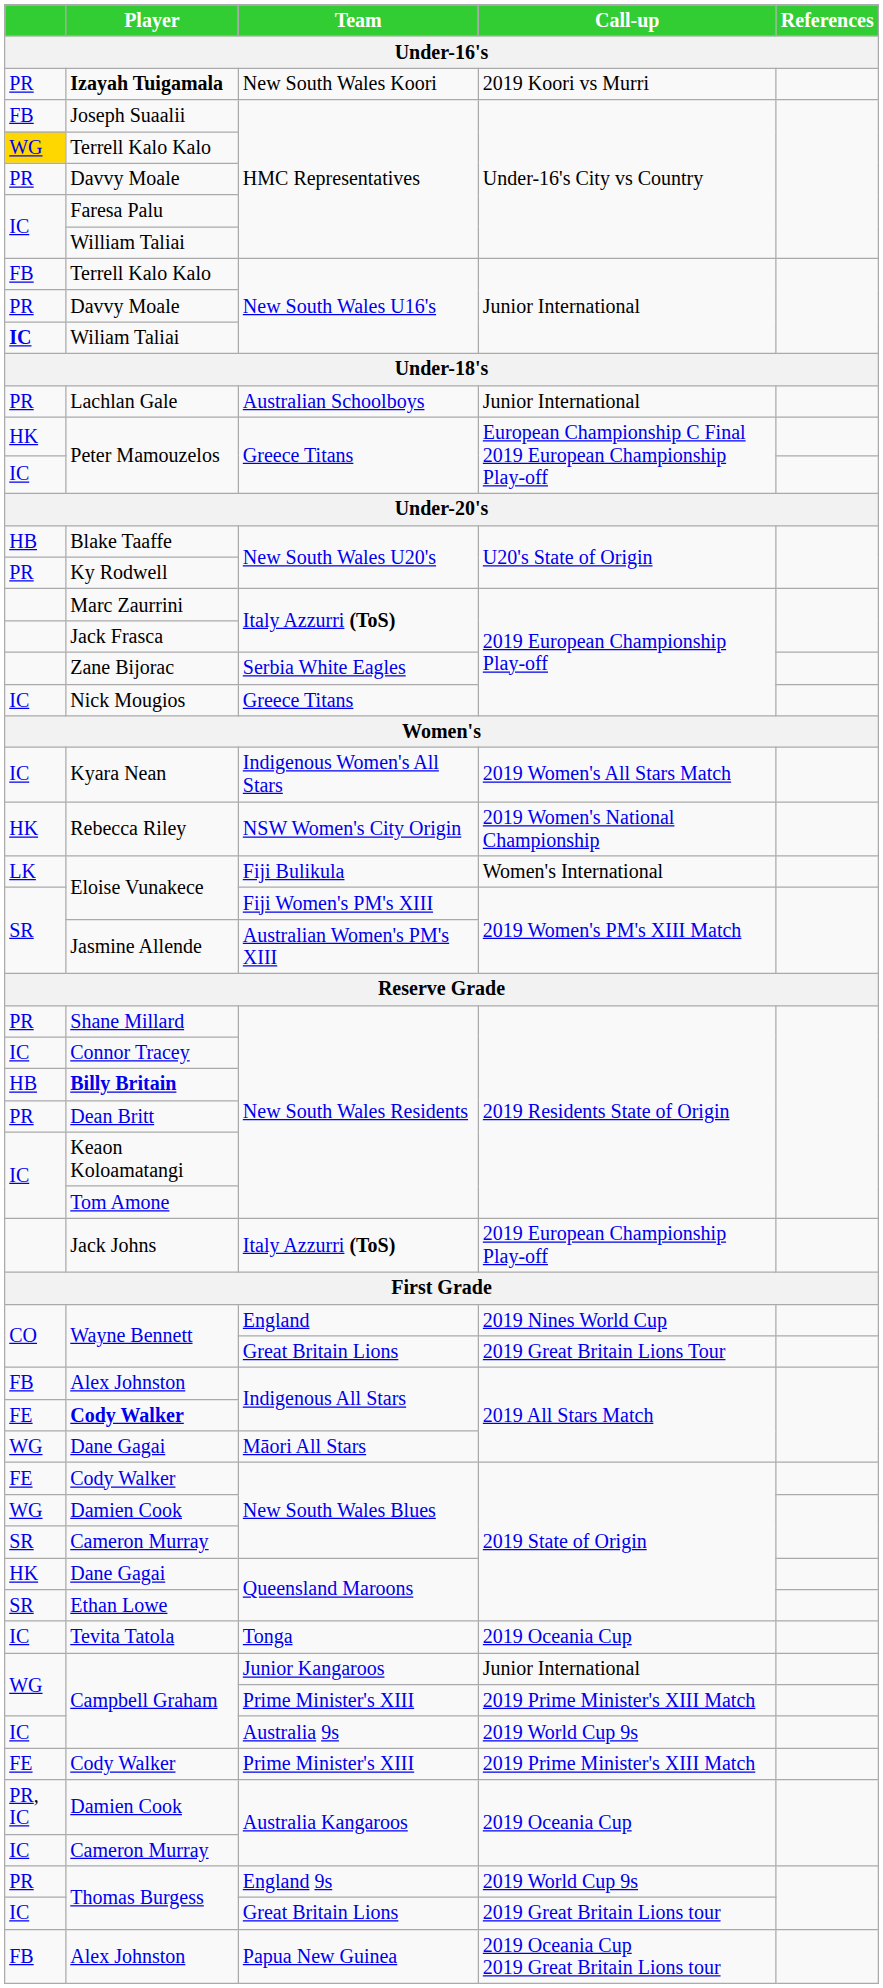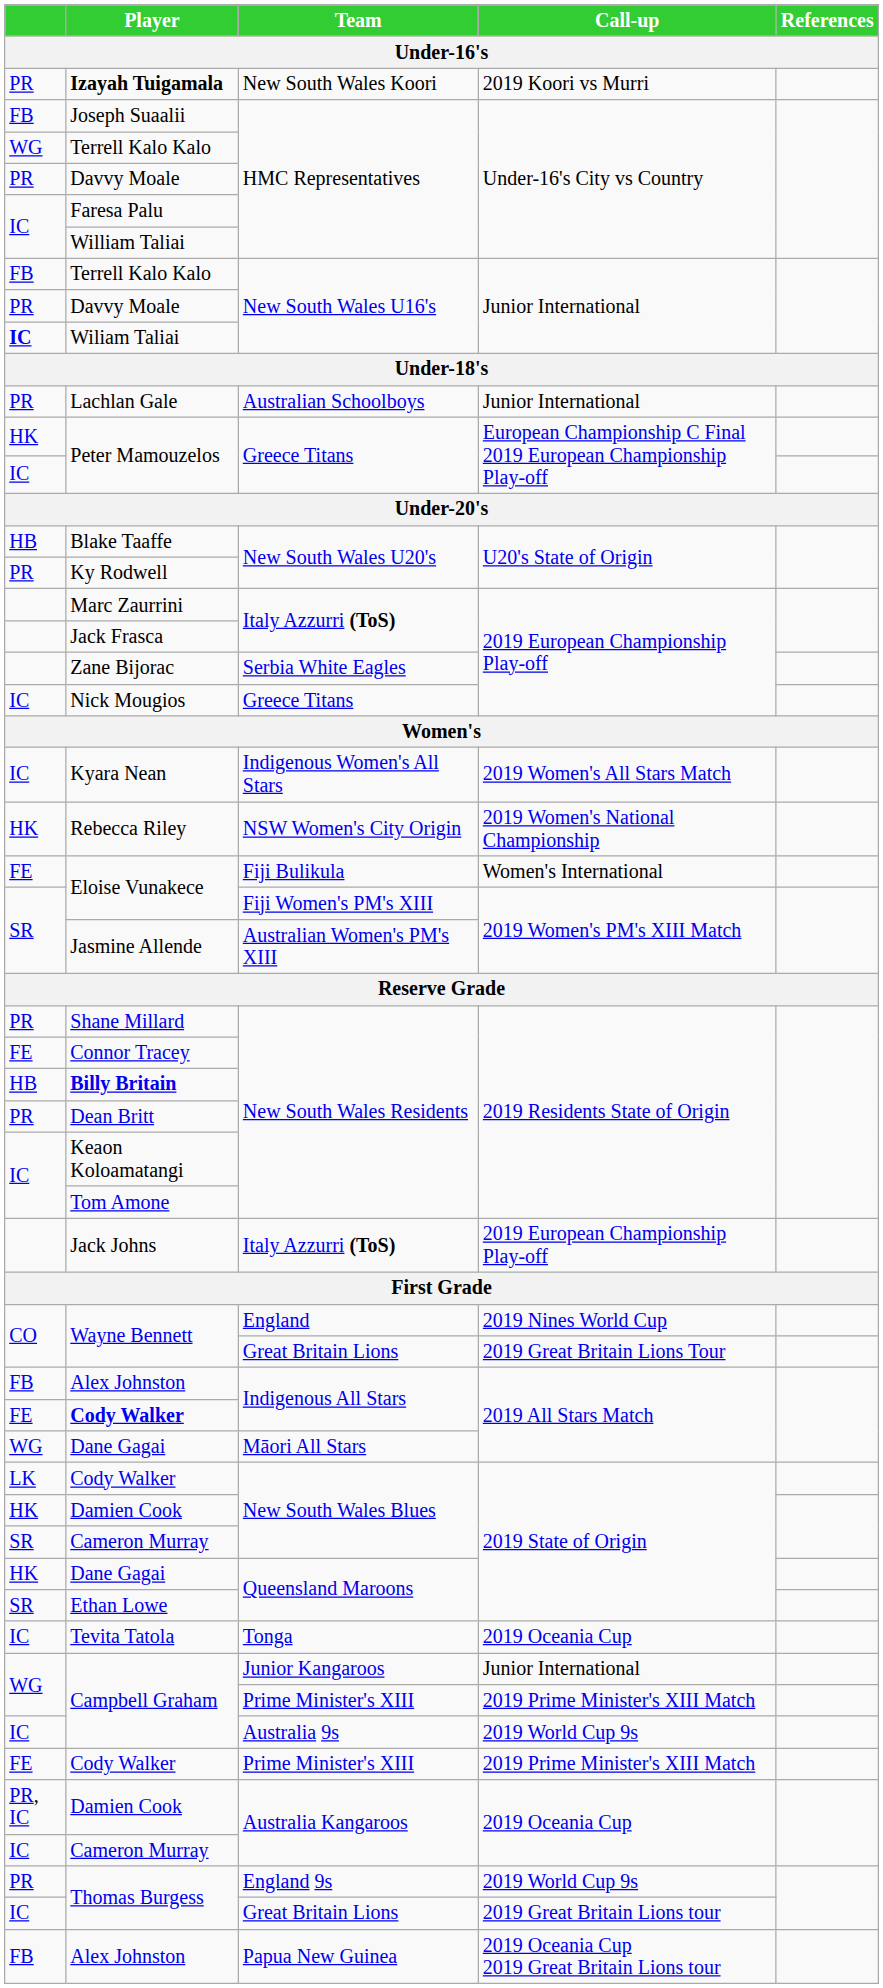(26, 147) gold background -> (26, 147) no background
(23, 871) LK -> (21, 871) FE
(19, 1052) IC -> (21, 1052) FE
(21, 1478) FE -> (23, 1478) LK
(26, 1510) WG -> (24, 1510) HK
